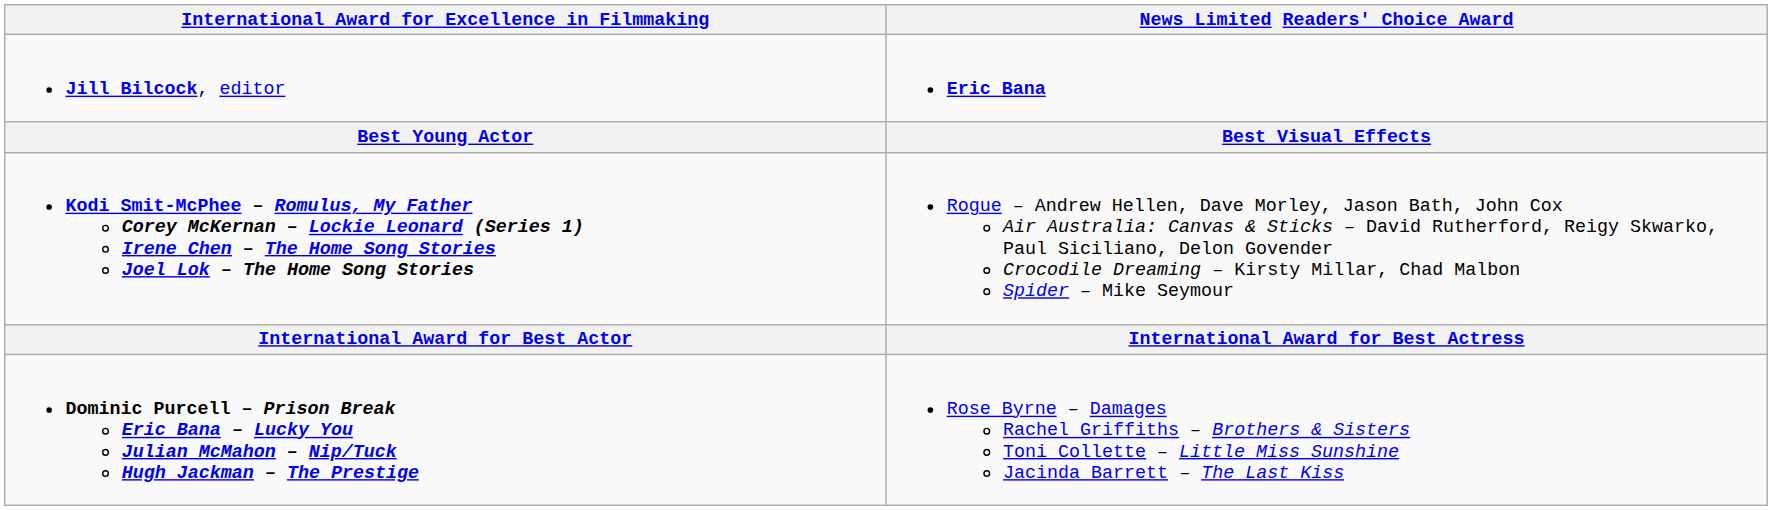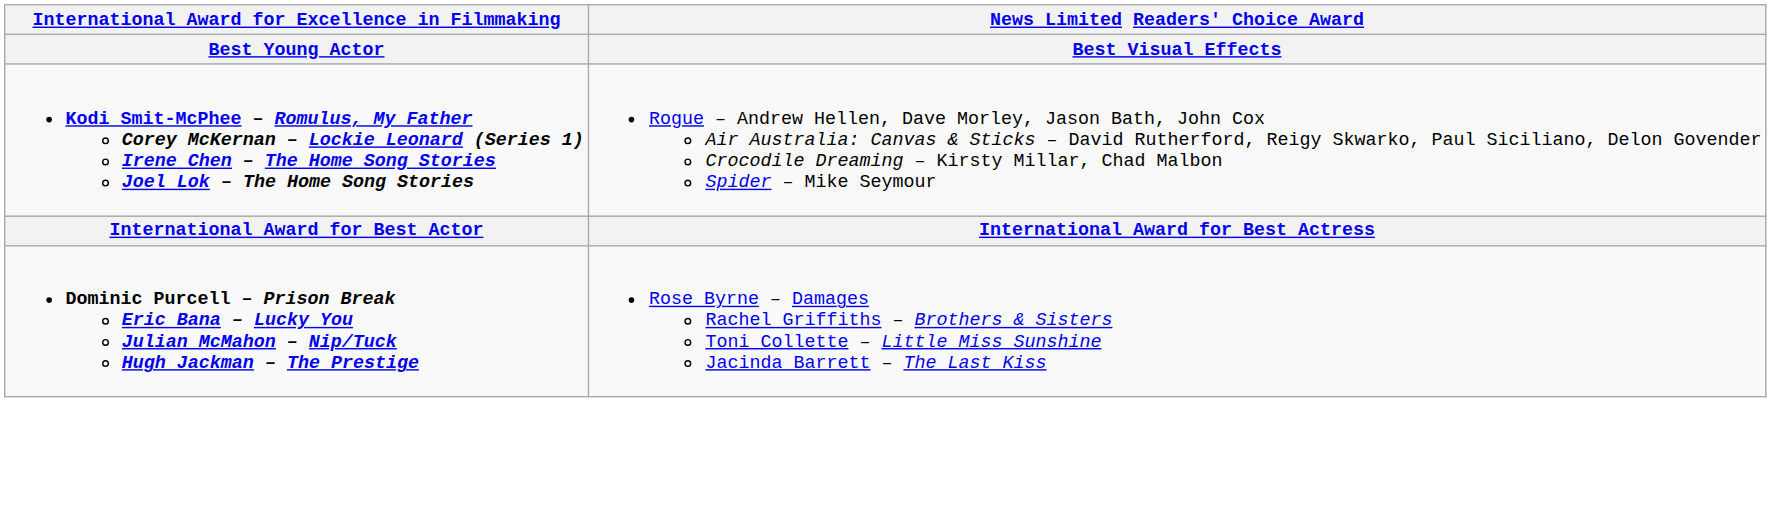- row: (445, 89)
